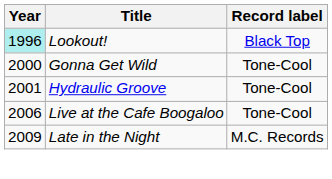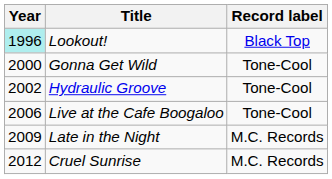(25, 88) 2001 -> (25, 88) 2002
+ row: (95, 161)
